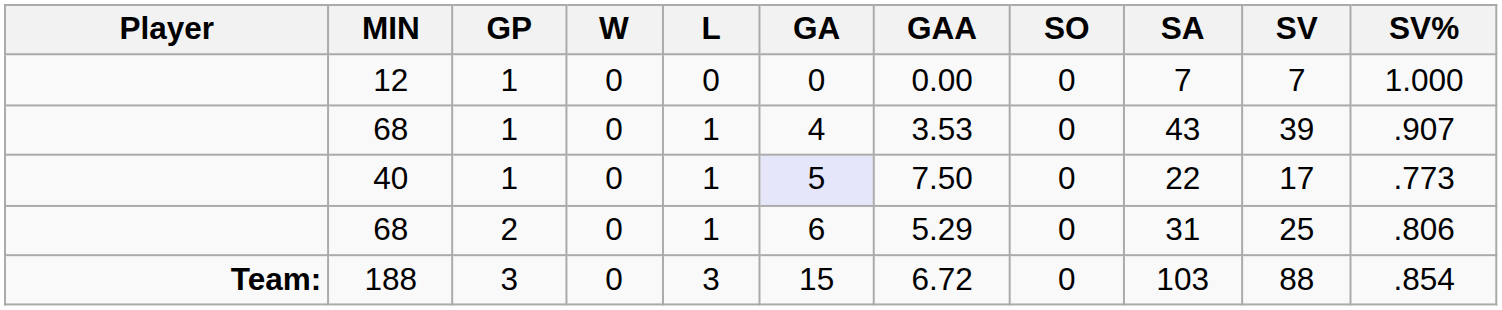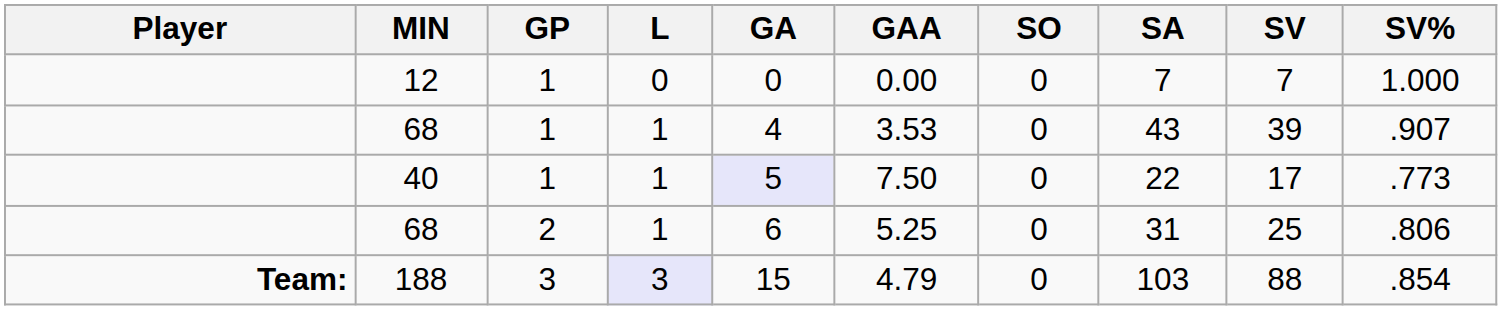- column: (614, 29)
(942, 229) 5.29 -> (907, 229) 5.25
(711, 279) no background -> (660, 279) lavender background
(942, 279) 6.72 -> (907, 279) 4.79
